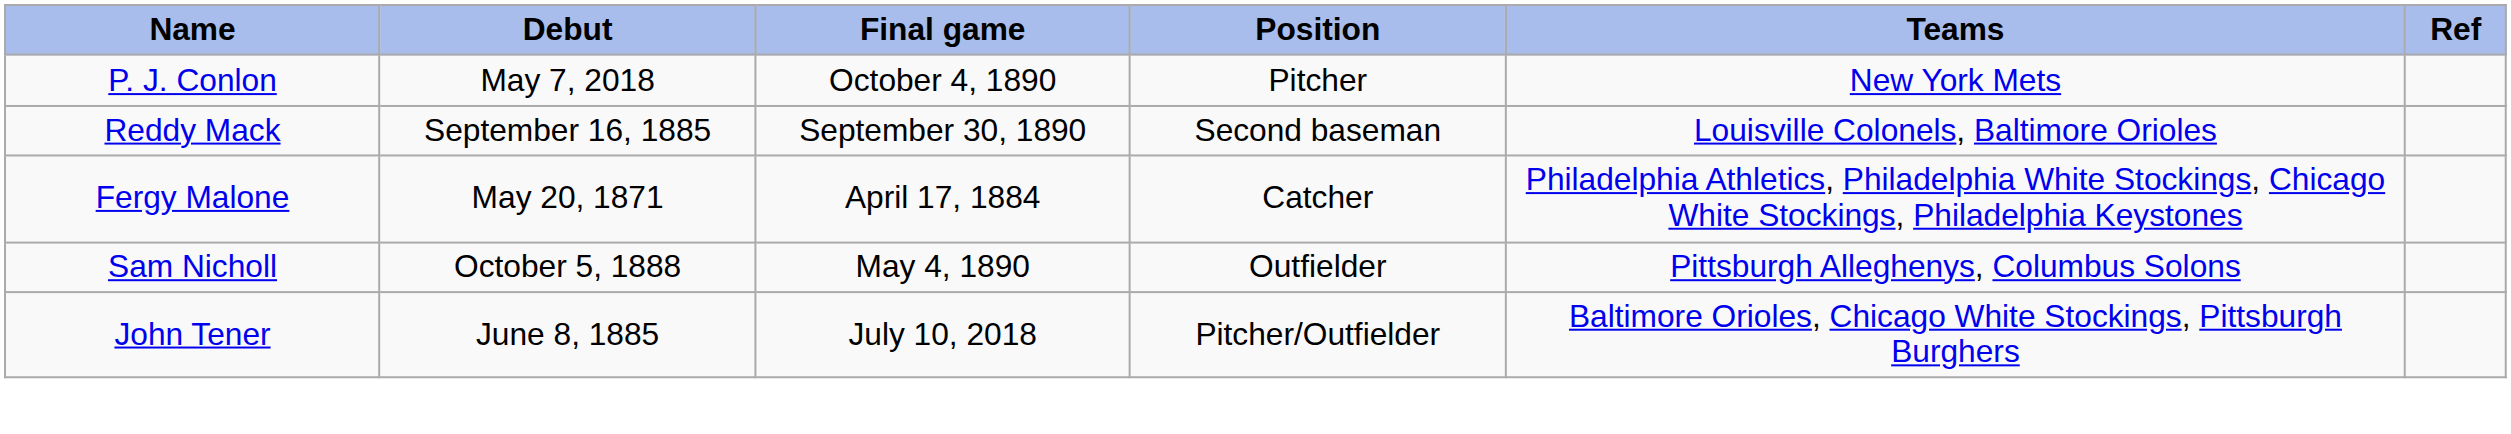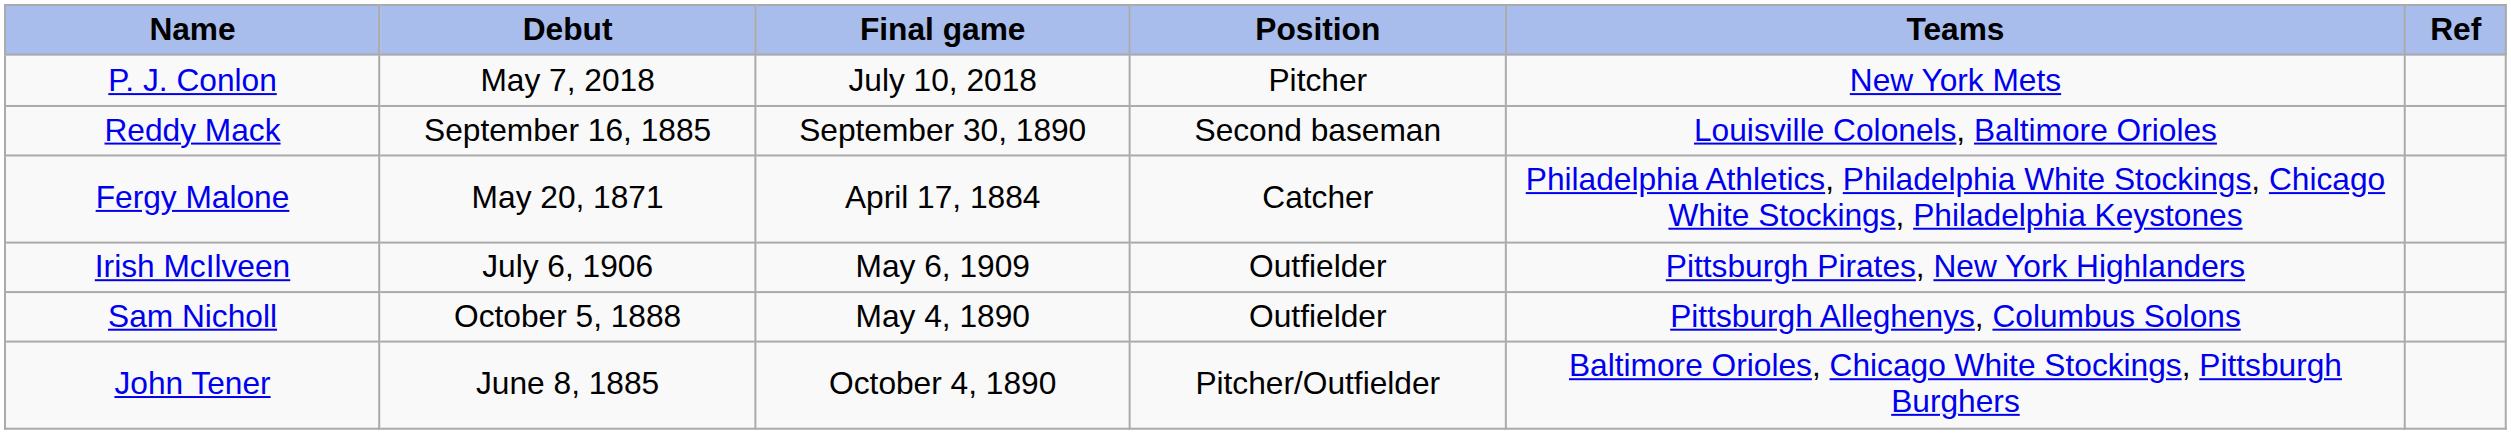(943, 79) October 4, 1890 -> (943, 79) July 10, 2018
+ row: (193, 266)
(943, 334) July 10, 2018 -> (943, 384) October 4, 1890
